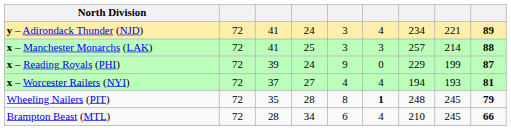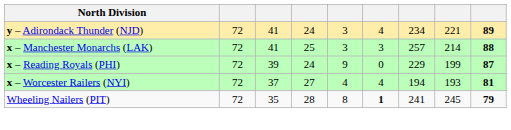(417, 99) 248 -> (417, 99) 241
- row: (59, 116)
